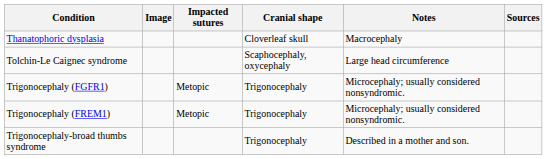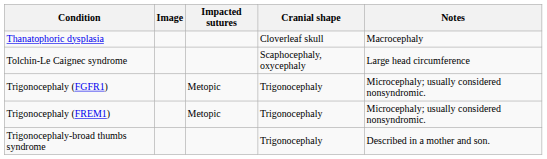- column: (523, 17)
